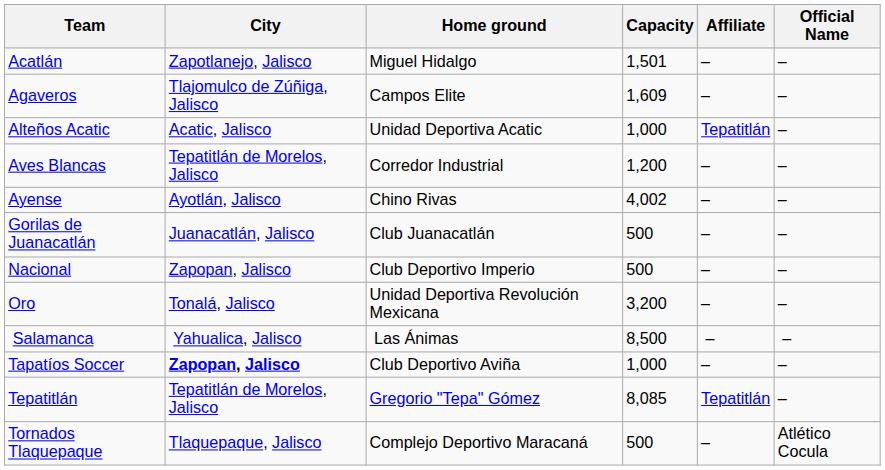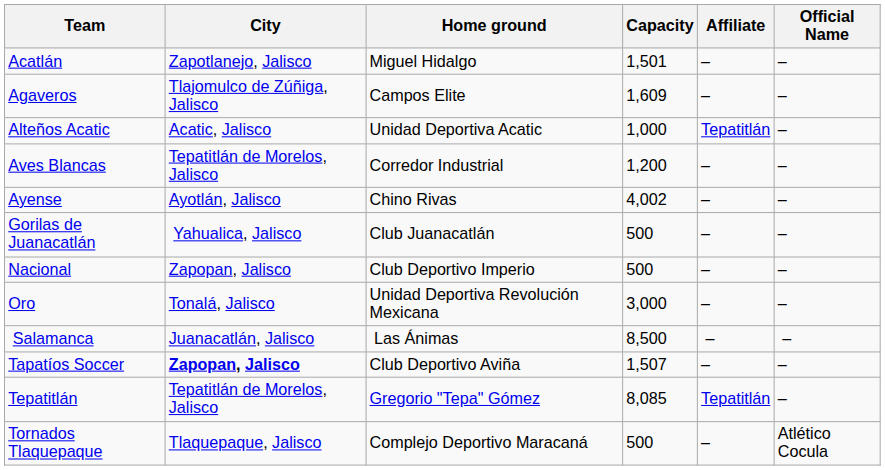(242, 234) Juanacatlán, Jalisco -> (237, 234) Yahualica, Jalisco
(647, 304) 3,200 -> (647, 304) 3,000
(237, 338) Yahualica, Jalisco -> (242, 338) Juanacatlán, Jalisco
(647, 364) 1,000 -> (647, 364) 1,507
